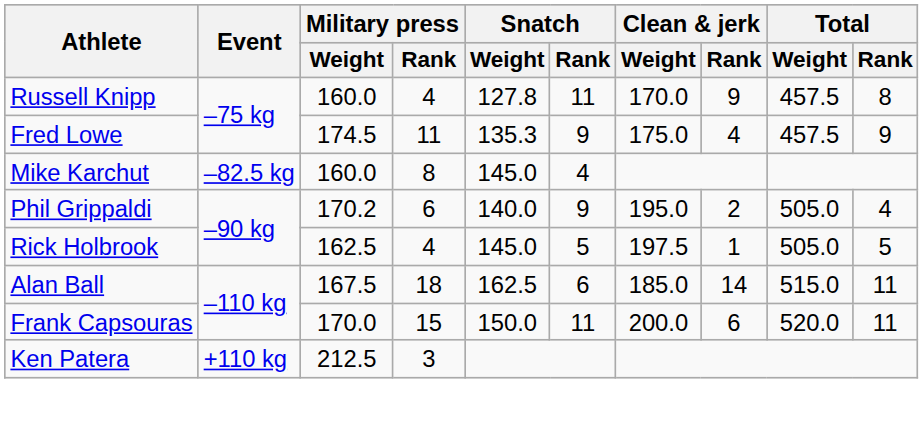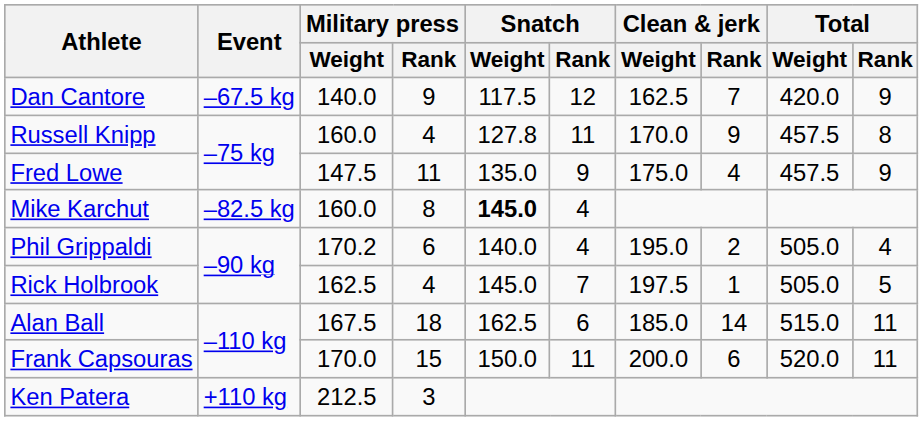+ row: (78, 97)
(347, 134) 174.5 -> (347, 172) 147.5
(507, 134) 135.3 -> (507, 172) 135.0
(507, 172) normal -> (507, 210) bold
(583, 210) 9 -> (583, 247) 4
(583, 247) 5 -> (583, 285) 7
